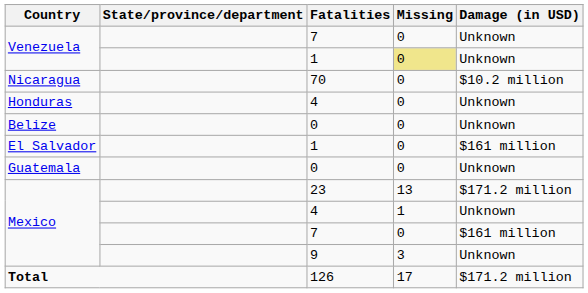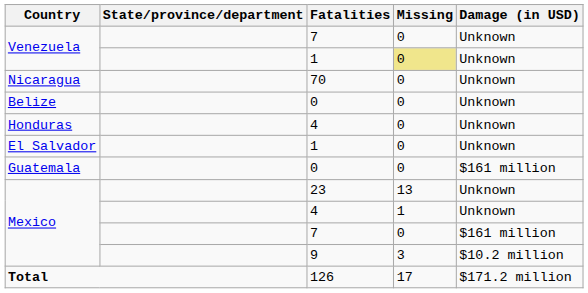(512, 81) $10.2 million -> (487, 81) Unknown
rows swapped: (40, 103) <-> (32, 125)
(508, 146) $161 million -> (487, 146) Unknown
(487, 168) Unknown -> (508, 168) $161 million
(516, 190) $171.2 million -> (487, 190) Unknown
(487, 255) Unknown -> (512, 255) $10.2 million
